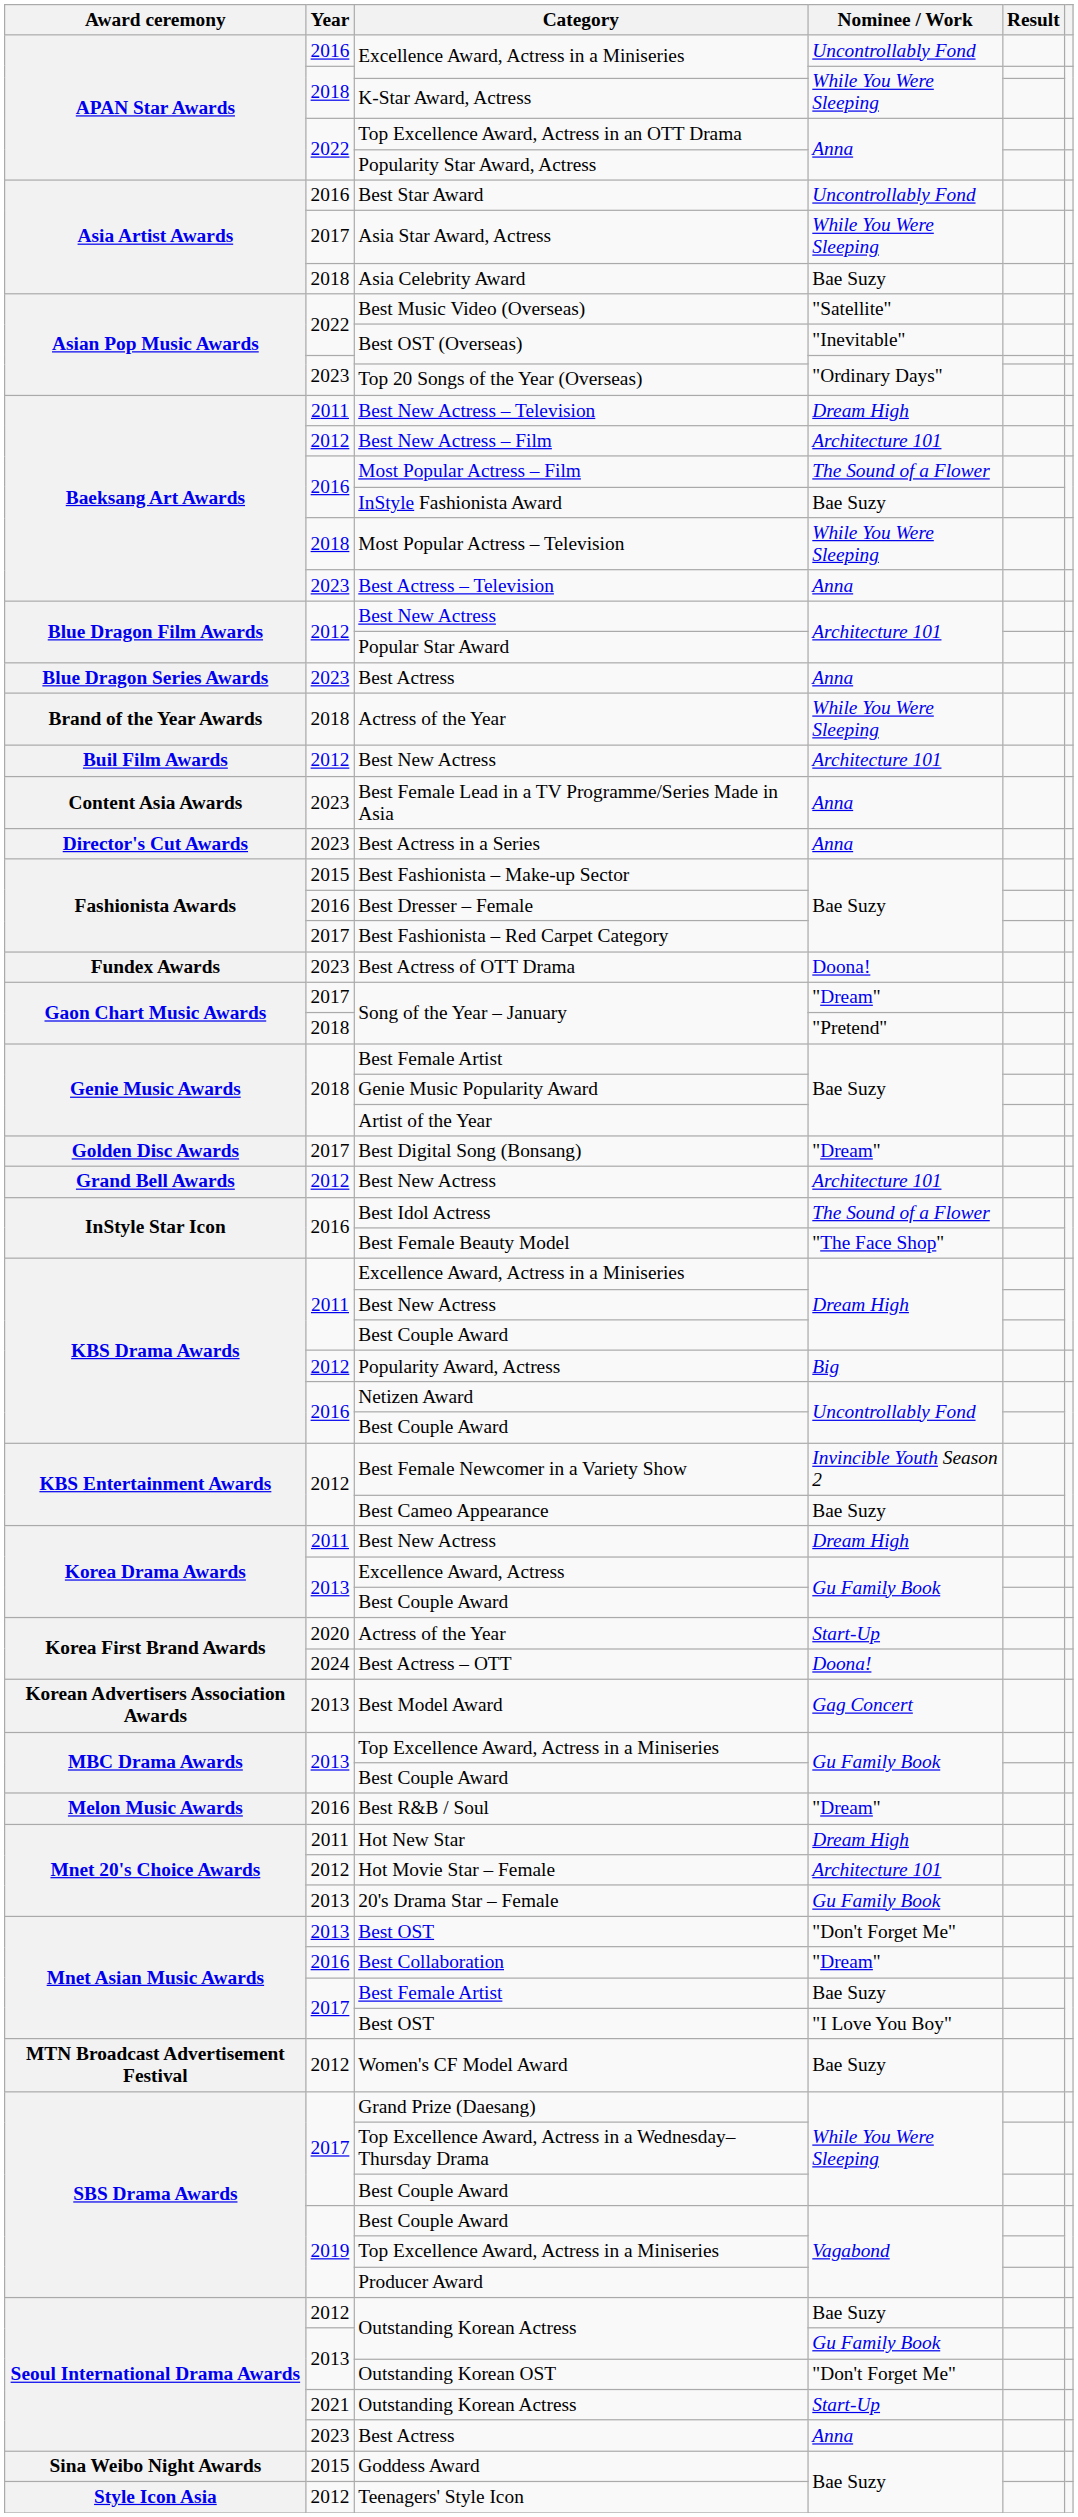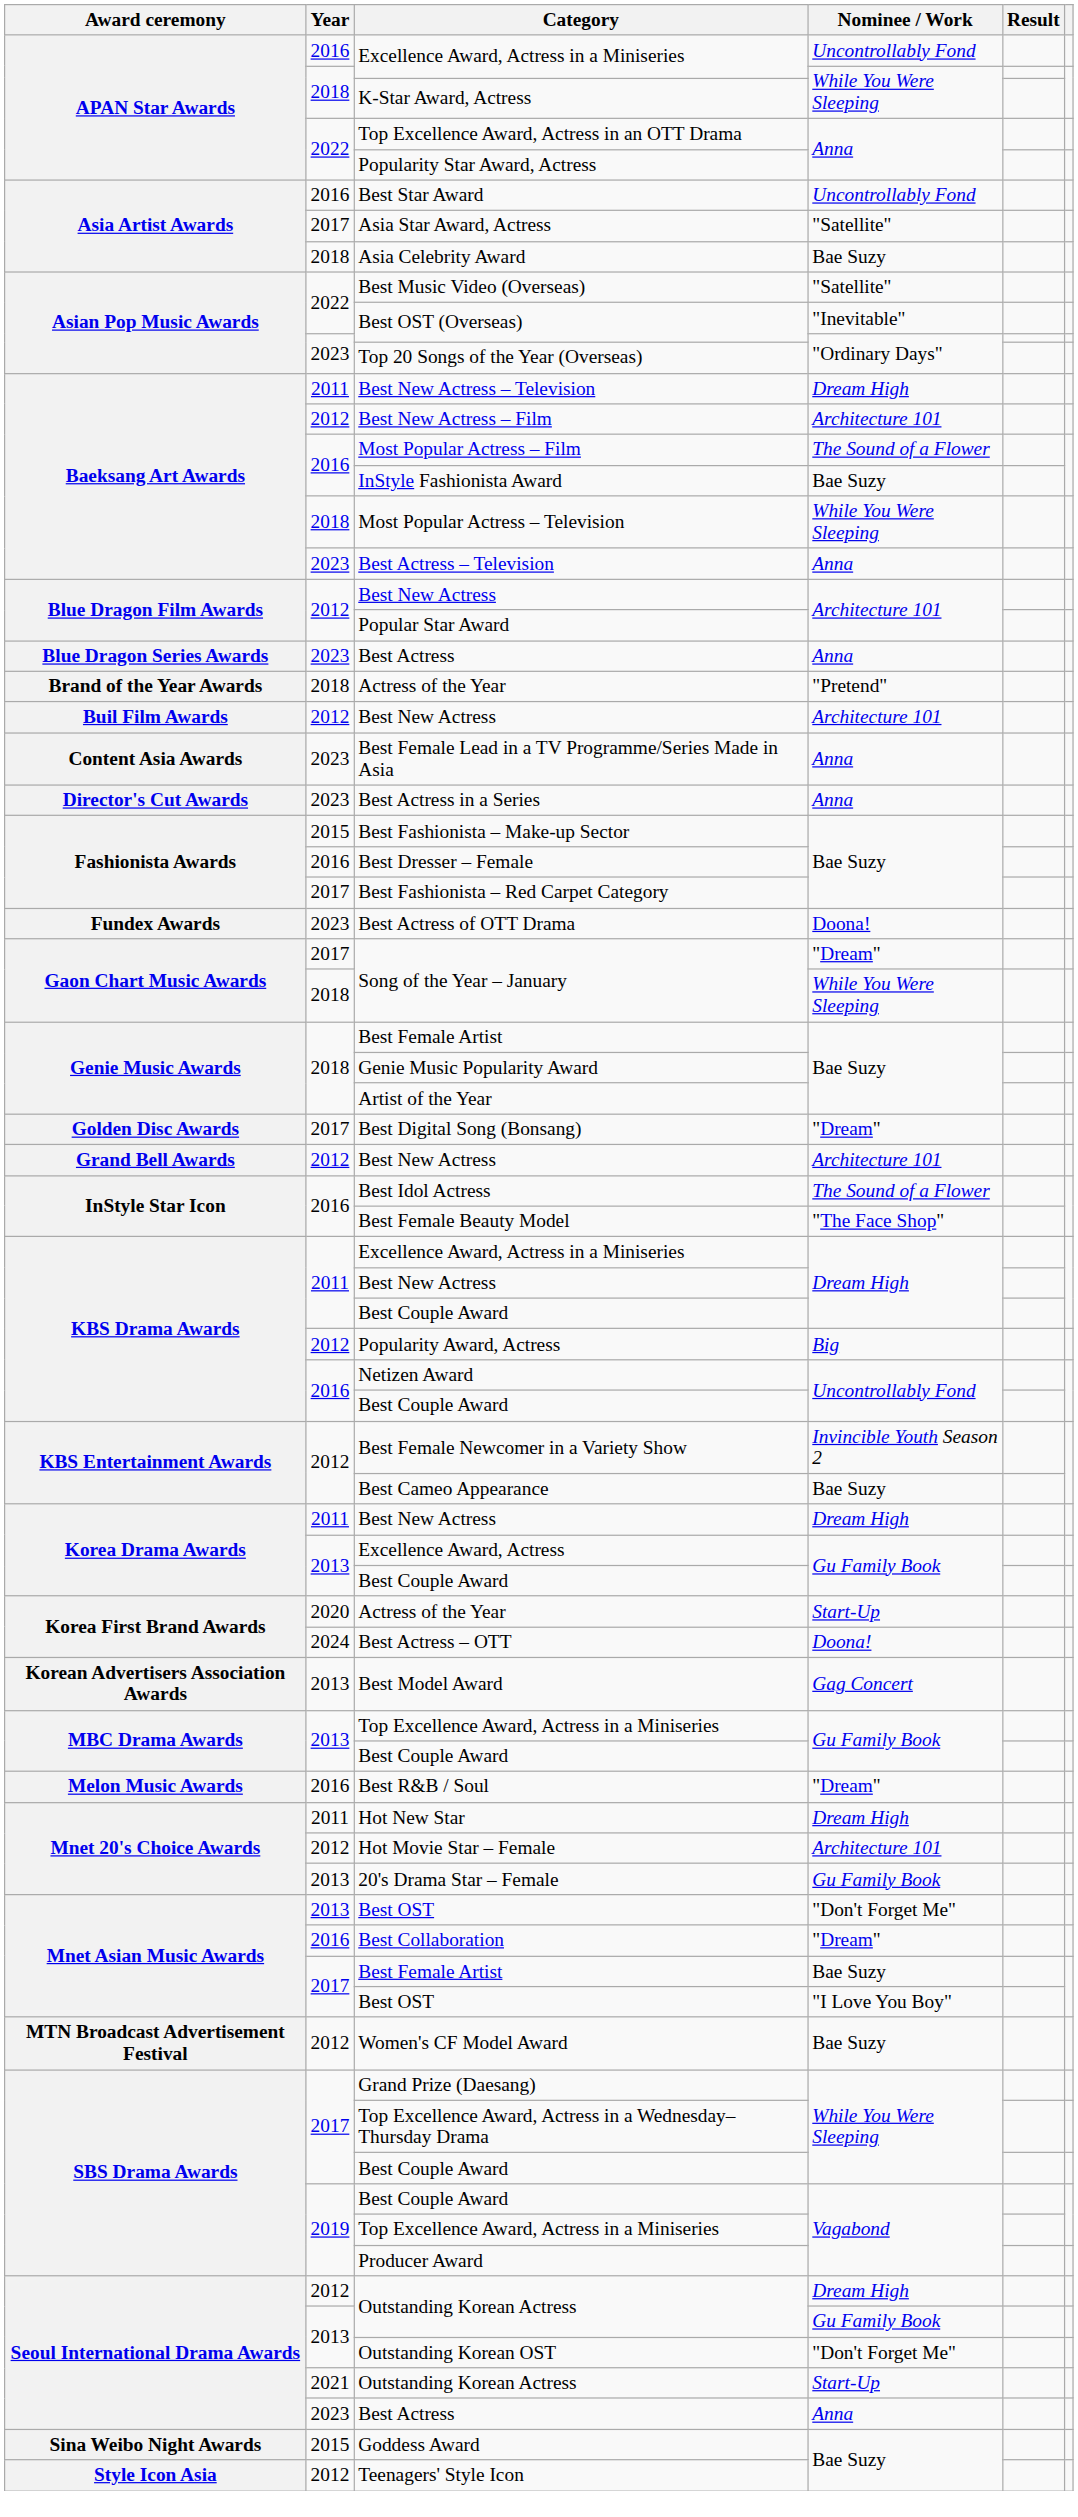(873, 236) While You Were Sleeping -> (852, 225) "Satellite"
(873, 719) While You Were Sleeping -> (850, 686) "Pretend"
(850, 1028) "Pretend" -> (873, 995) While You Were Sleeping
(849, 2312) Bae Suzy -> (861, 2290) Dream High
